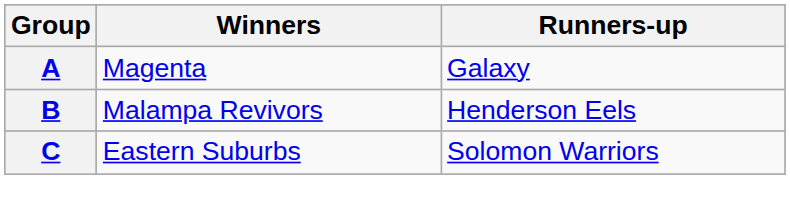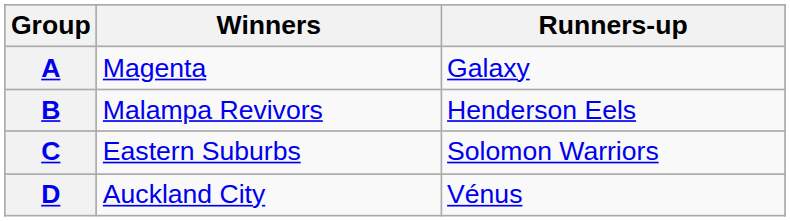+ row: (51, 194)
